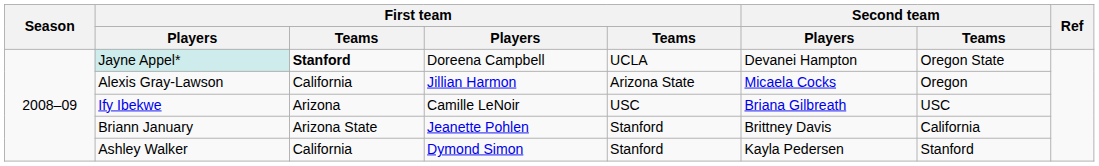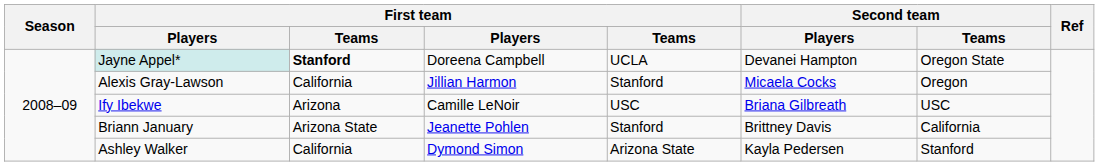(652, 82) Arizona State -> (637, 82) Stanford
(637, 149) Stanford -> (652, 149) Arizona State
